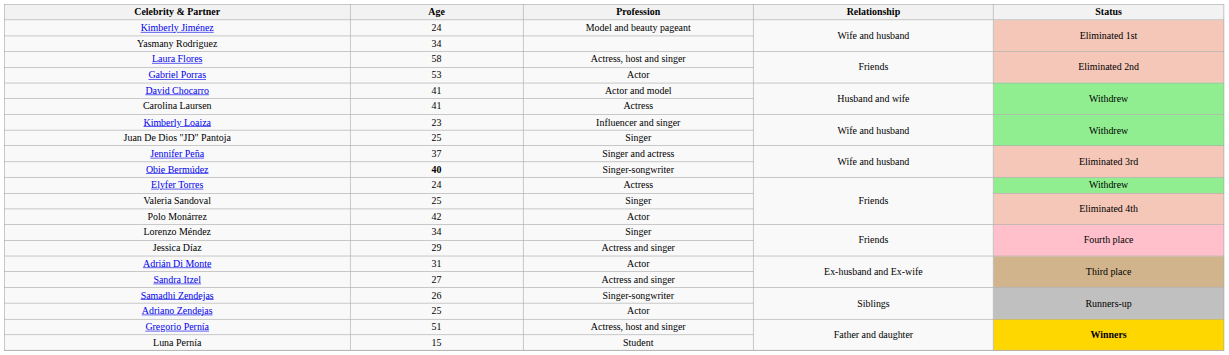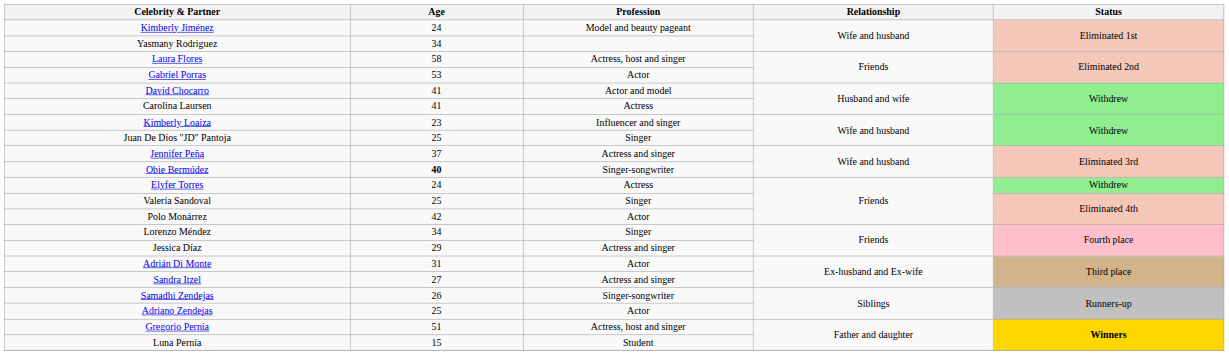(638, 153) Singer and actress -> (638, 153) Actress and singer
